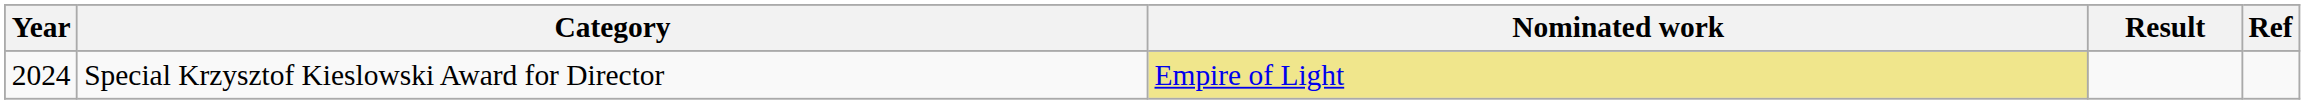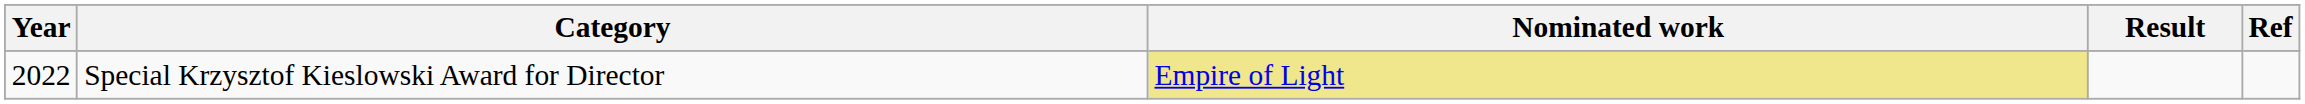(41, 74) 2024 -> (41, 74) 2022
